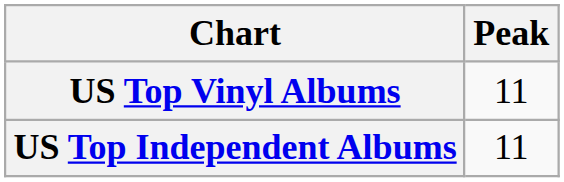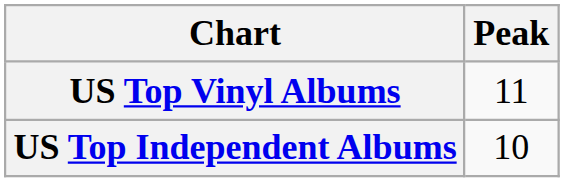(511, 147) 11 -> (511, 147) 10
